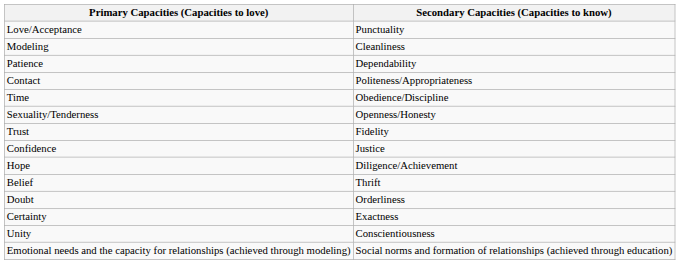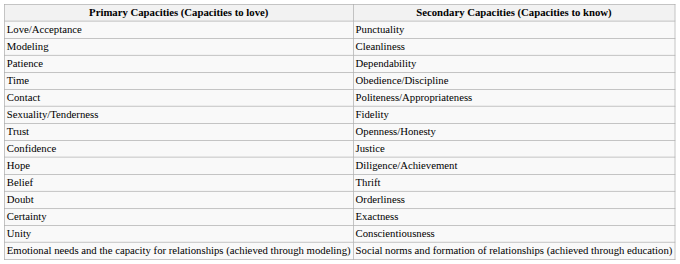rows swapped: (18, 98) <-> (23, 81)
(396, 115) Openness/Honesty -> (372, 115) Fidelity
(372, 132) Fidelity -> (396, 132) Openness/Honesty
